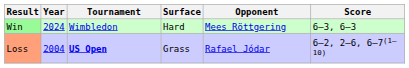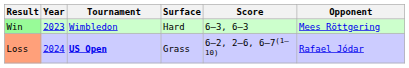columns swapped: (257, 12) <-> (358, 12)
(54, 26) 2024 -> (54, 26) 2023
(54, 48) 2004 -> (54, 48) 2024
